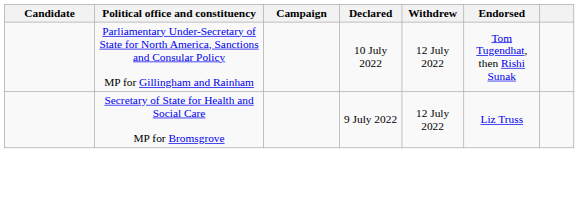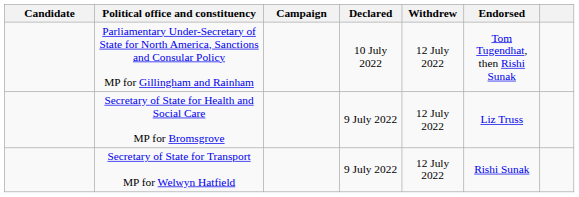+ row: (179, 169)
